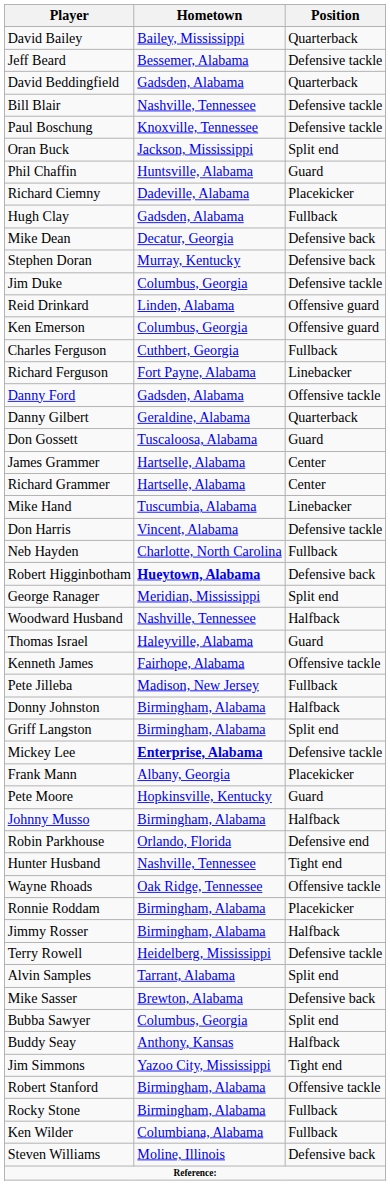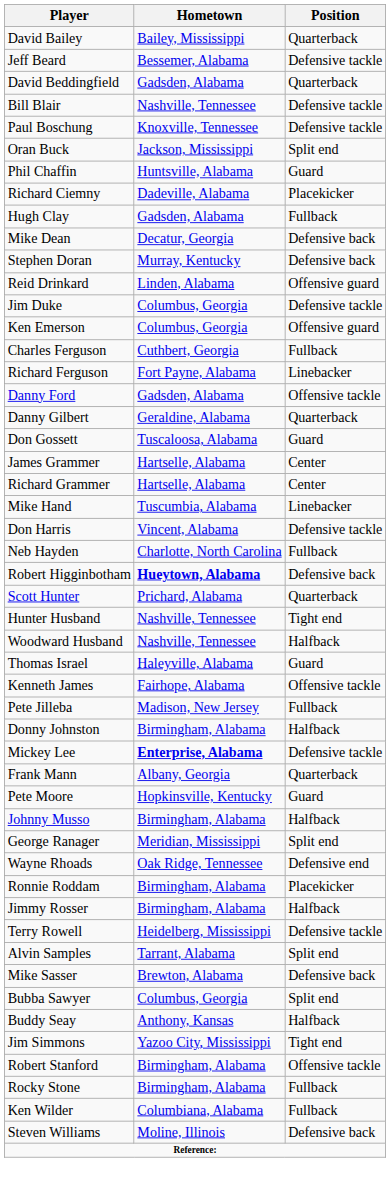rows swapped: (48, 305) <-> (35, 283)
+ row: (43, 596)
rows swapped: (54, 864) <-> (53, 596)
- row: (50, 730)
(321, 774) Placekicker -> (323, 774) Quarterback
- row: (56, 841)
(334, 886) Offensive tackle -> (329, 864) Defensive end
